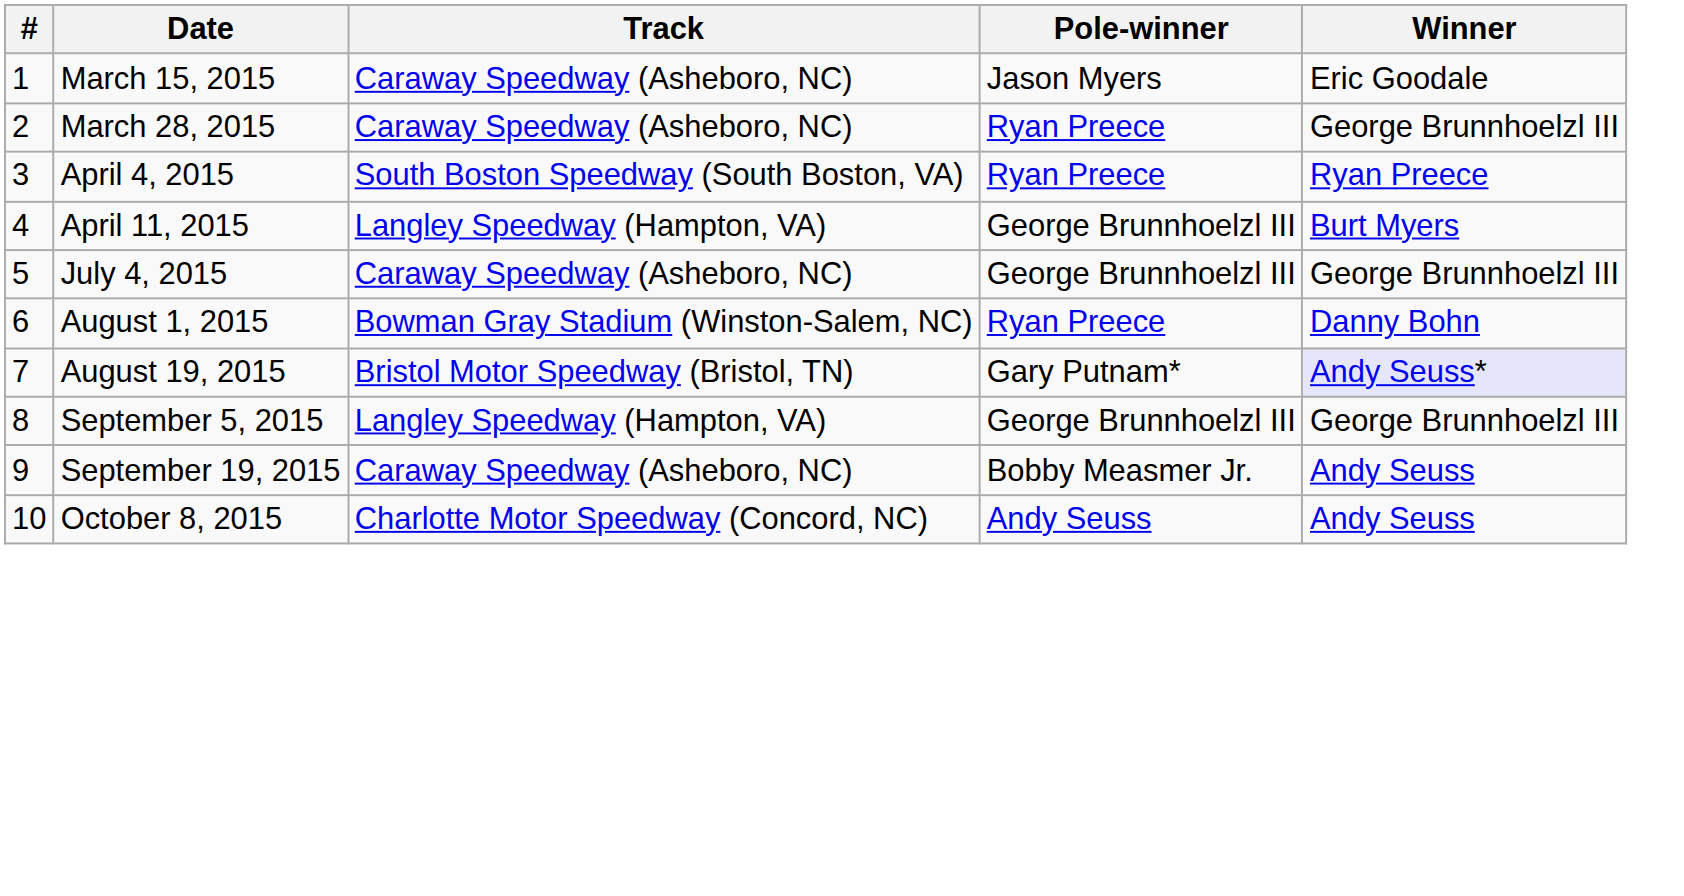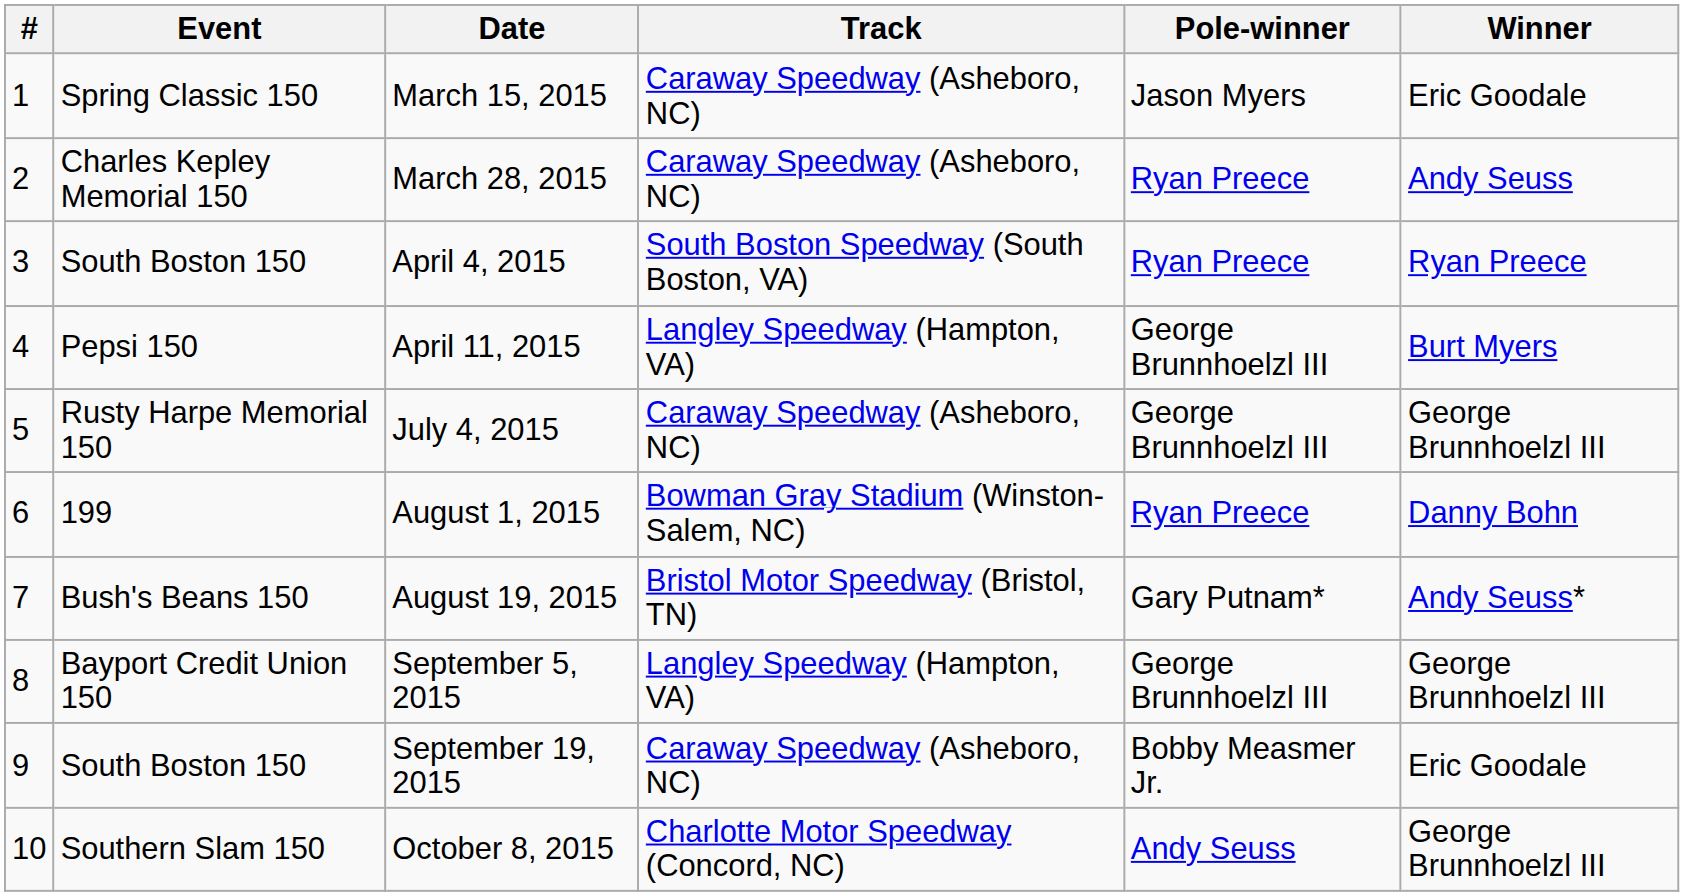+ column: (219, 28)
(1464, 126) George Brunnhoelzl III -> (1490, 179) Andy Seuss
(1398, 371) lavender background -> (1496, 597) no background
(1392, 469) Andy Seuss -> (1497, 765) Eric Goodale
(1392, 518) Andy Seuss -> (1507, 848) George Brunnhoelzl III
